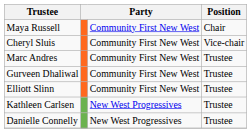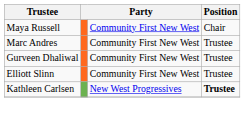- row: (31, 43)
(218, 105) normal -> (219, 89) bold
- row: (42, 120)
